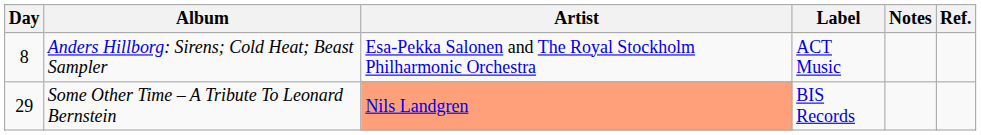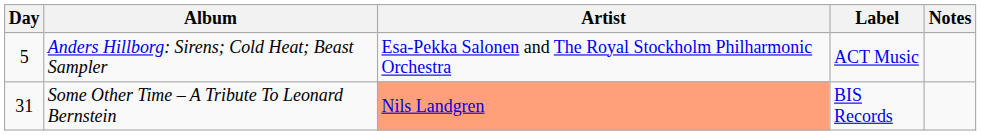- column: (956, 18)
(24, 57) 8 -> (24, 57) 5
(24, 105) 29 -> (24, 105) 31
